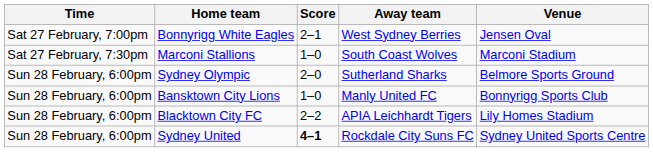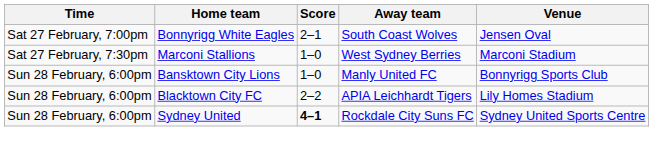(401, 34) West Sydney Berries -> (399, 34) South Coast Wolves
(399, 55) South Coast Wolves -> (401, 55) West Sydney Berries
- row: (204, 75)
